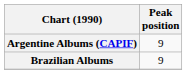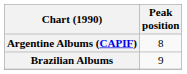(161, 43) 9 -> (161, 43) 8
